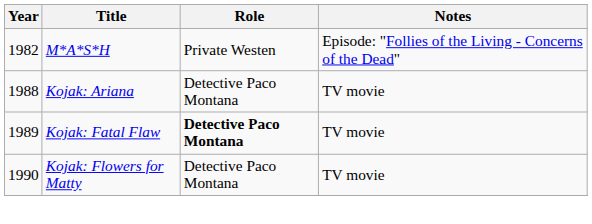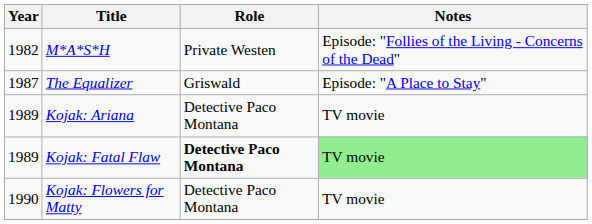+ row: (89, 82)
(23, 91) 1988 -> (23, 115) 1989
(353, 132) no background -> (353, 157) lightgreen background
